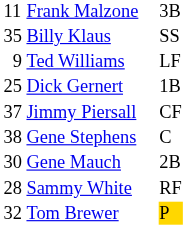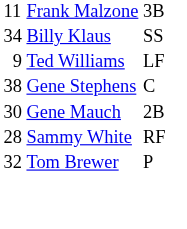(13, 36) 35 -> (13, 36) 34
- row: (75, 86)
- row: (91, 111)
(164, 213) gold background -> (148, 162) no background
